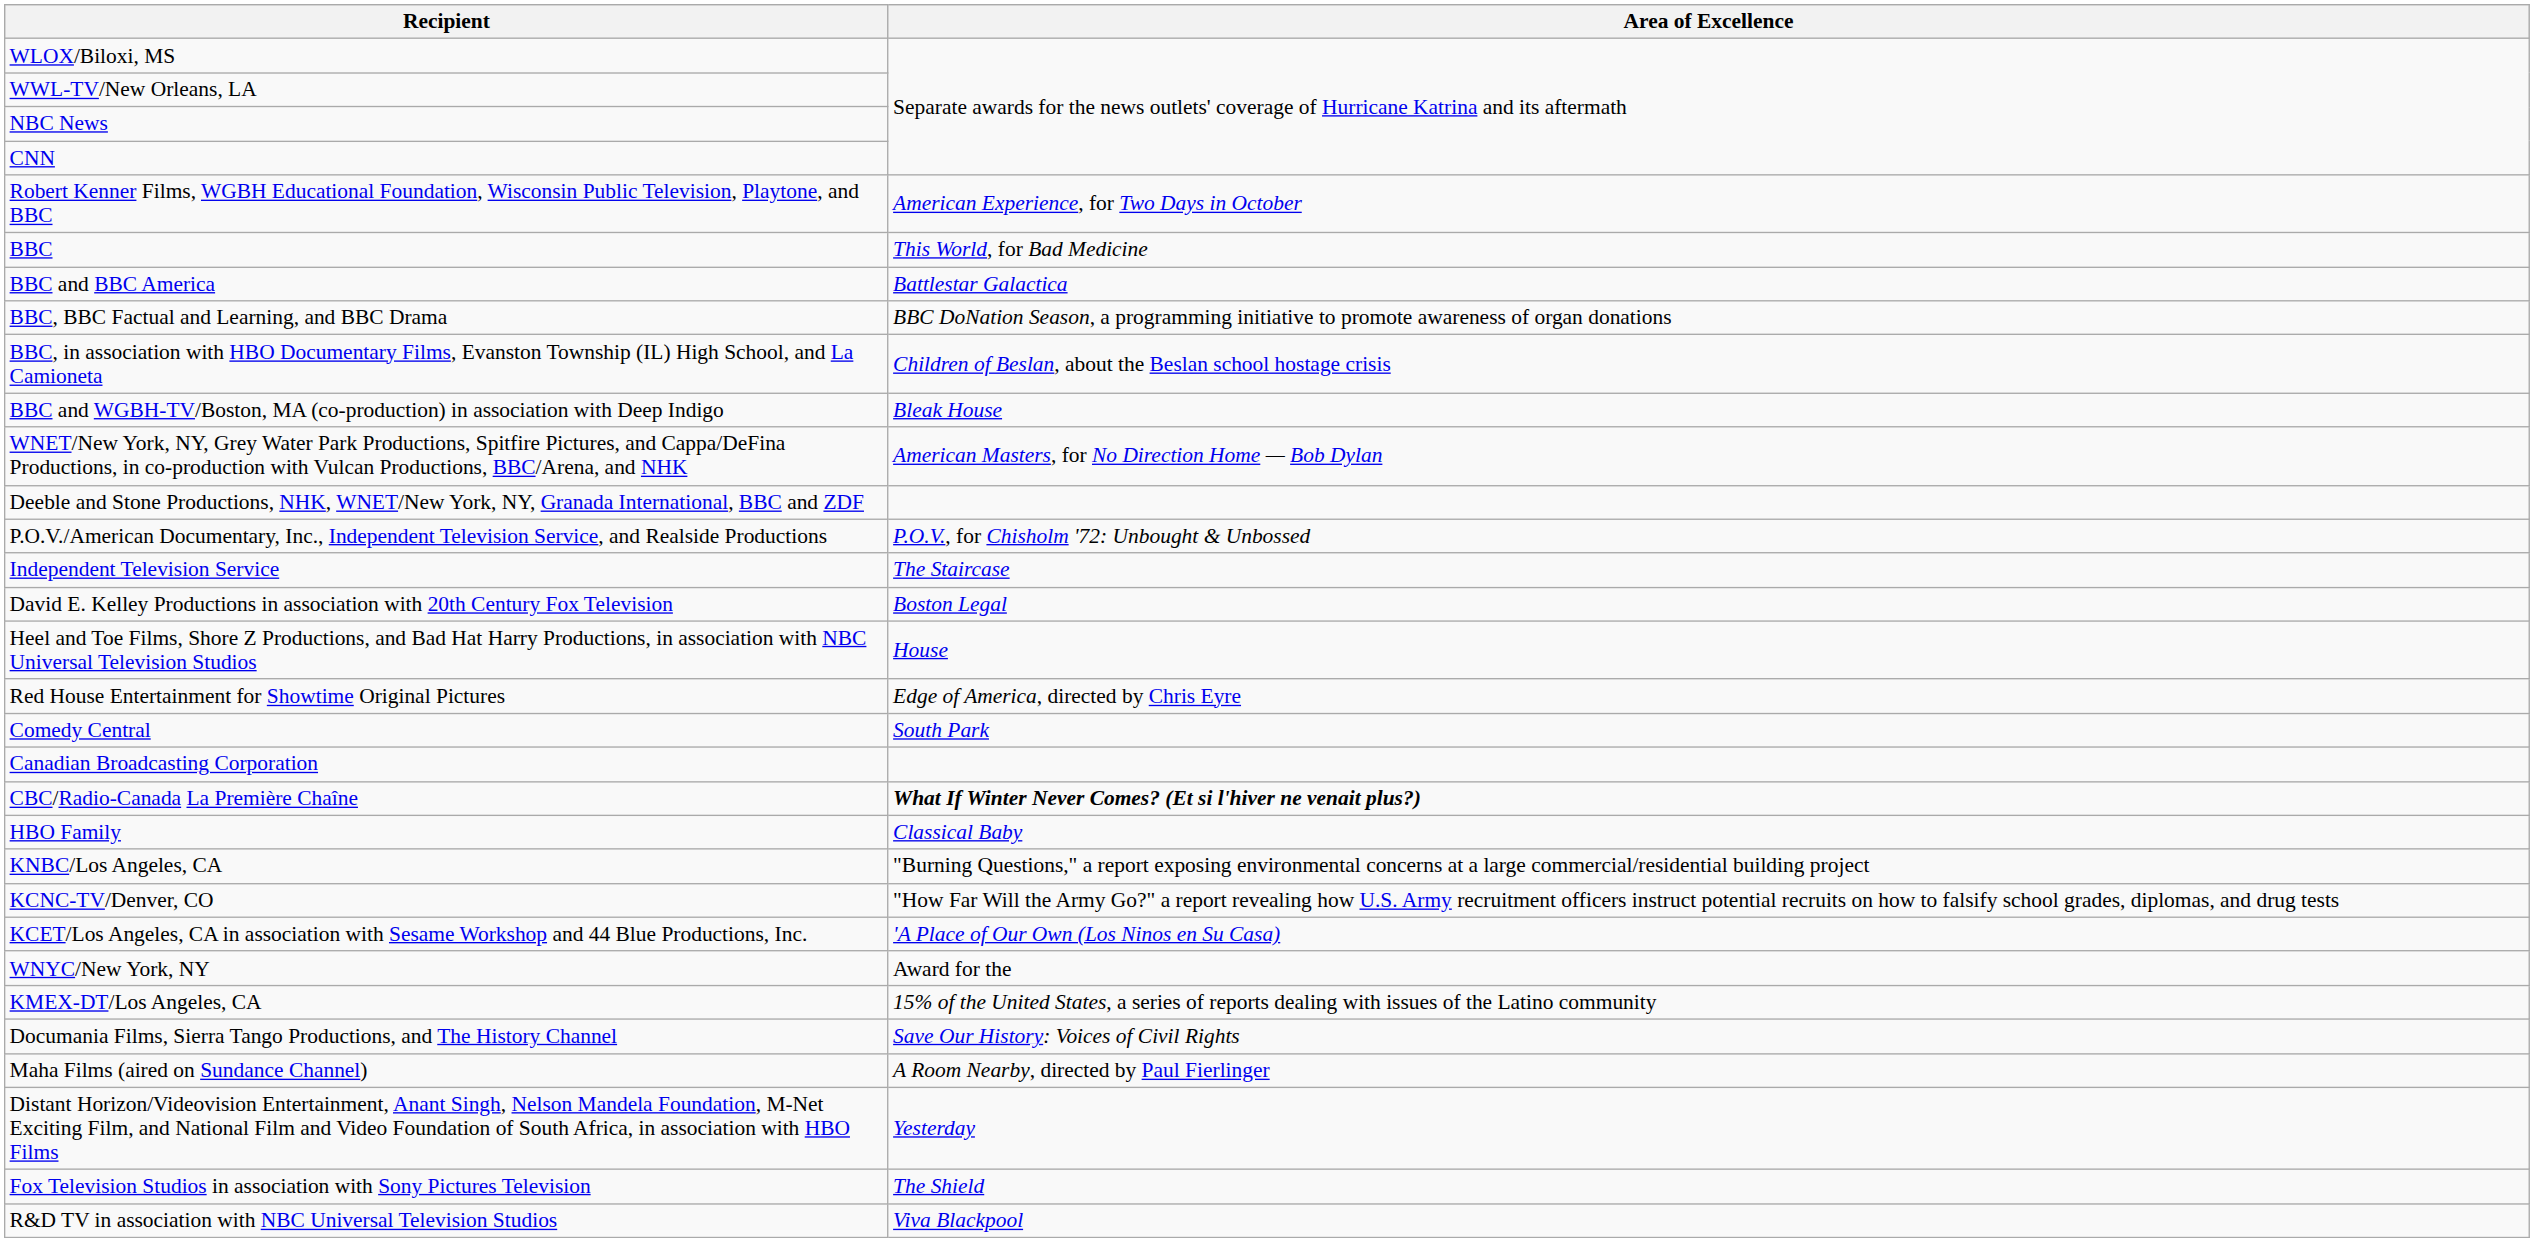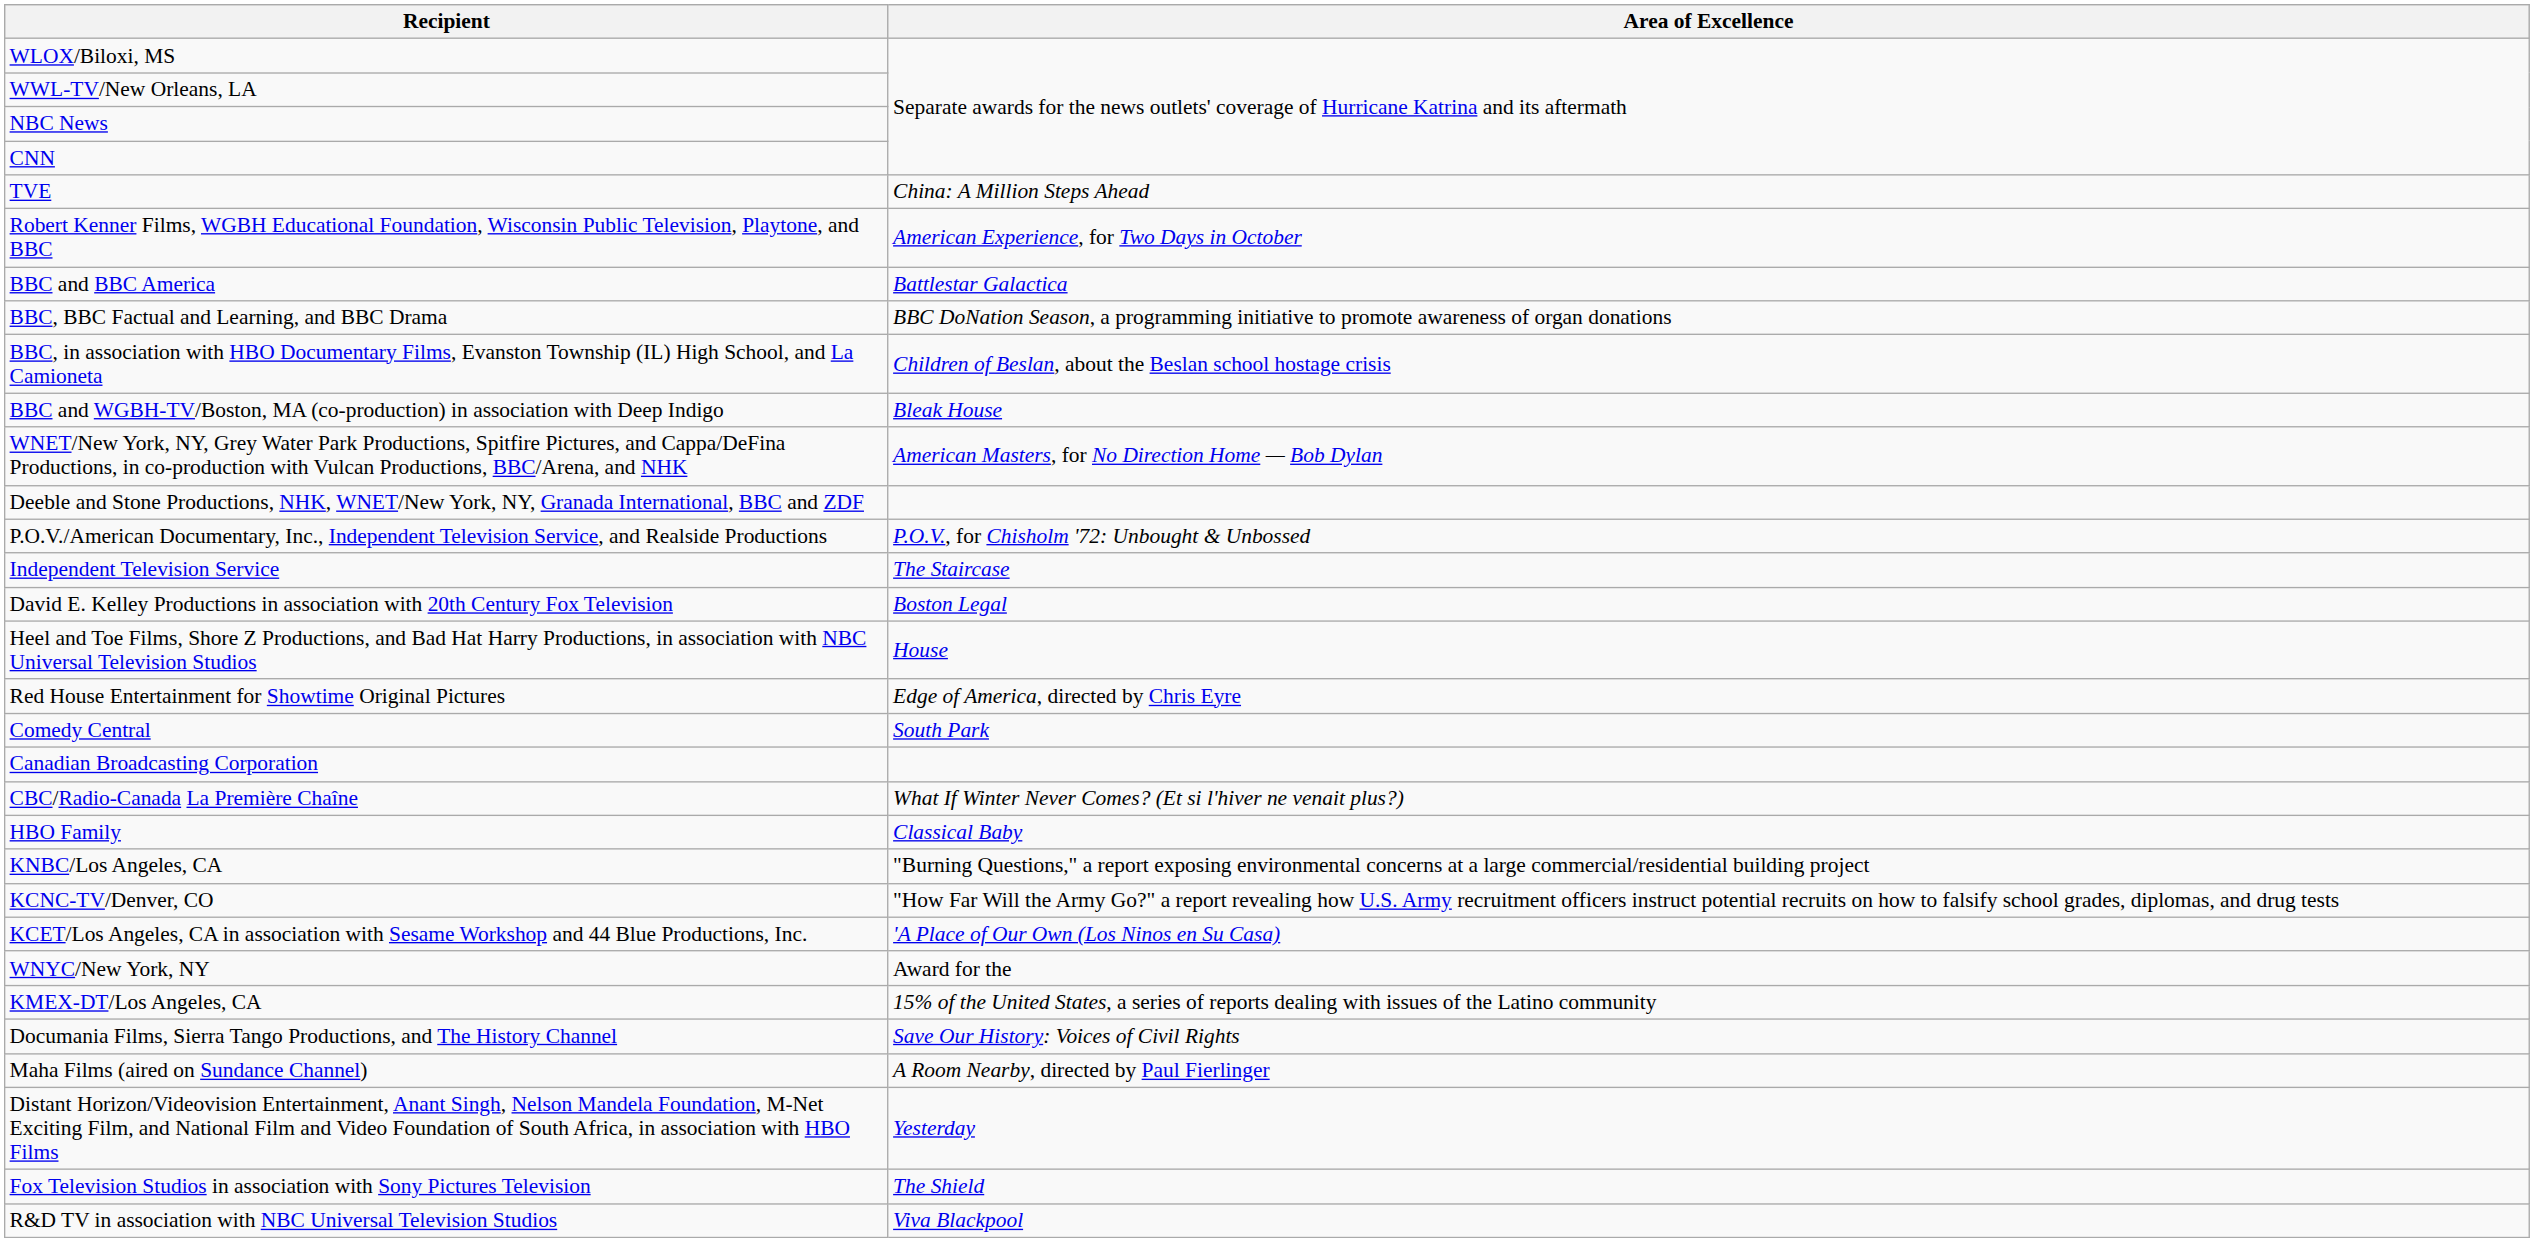+ row: (30, 191)
- row: (31, 249)
(1157, 798) bold -> (1148, 798) normal
